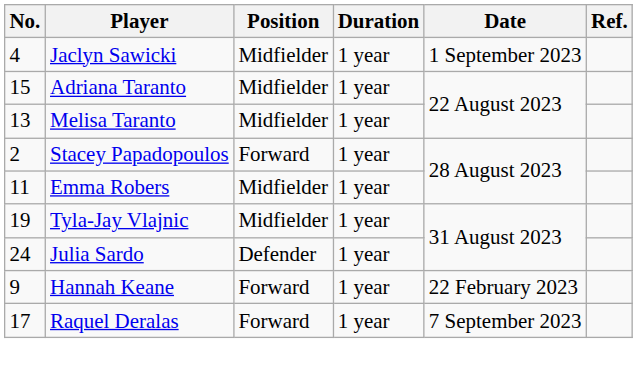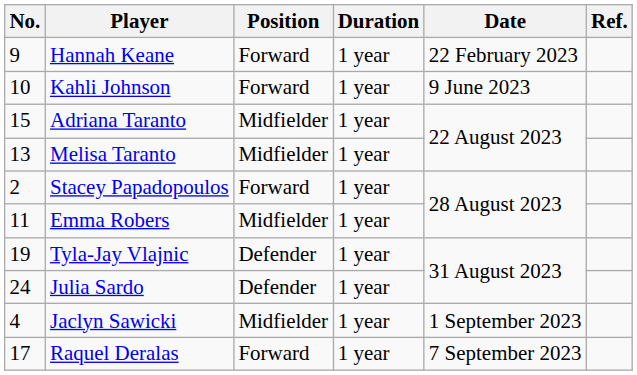rows swapped: (112, 287) <-> (113, 54)
+ row: (110, 87)
(283, 220) Midfielder -> (277, 253) Defender
